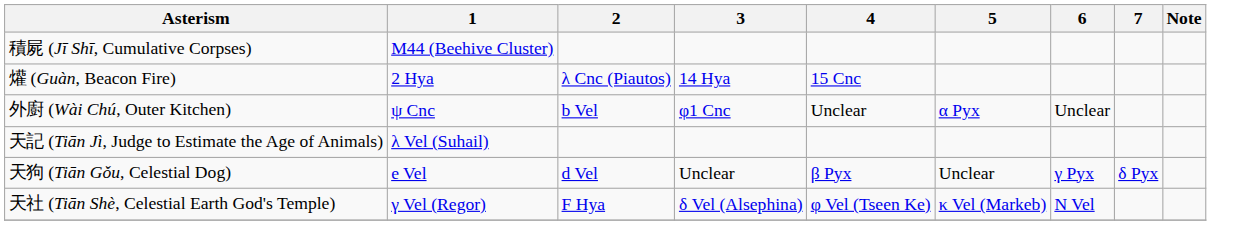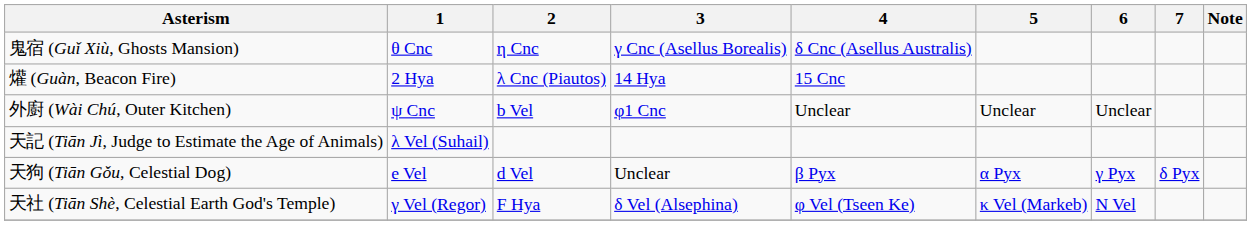+ row: (124, 47)
- row: (130, 47)
(959, 110) α Pyx -> (1008, 110) Unclear
(967, 172) Unclear -> (1000, 172) α Pyx
